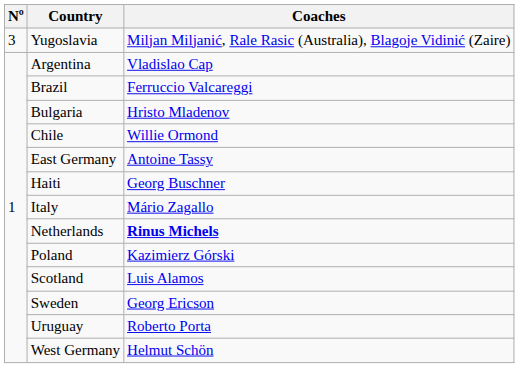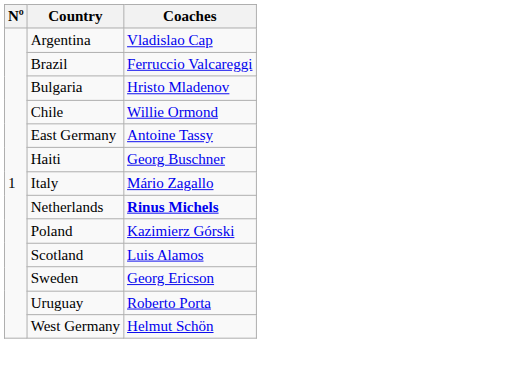- row: (64, 40)
